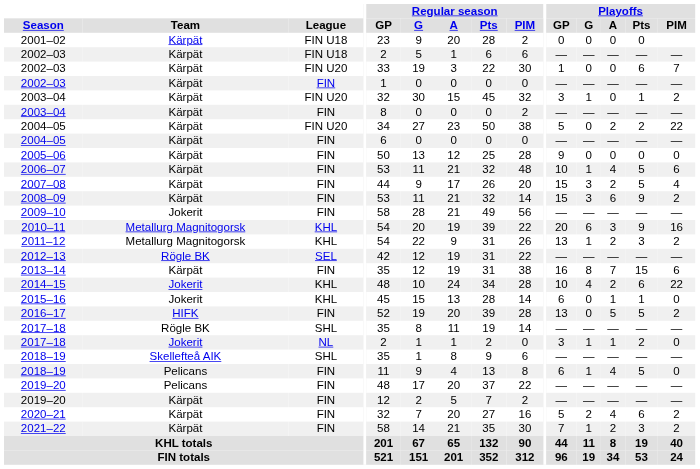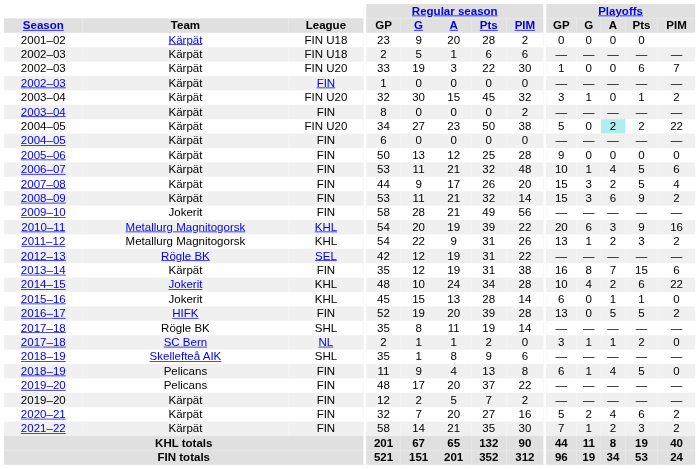(613, 126) no background -> (613, 126) paleturquoise background
(185, 342) Jokerit -> (185, 342) SC Bern
